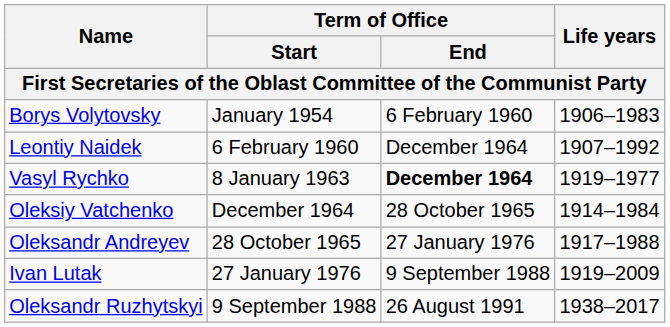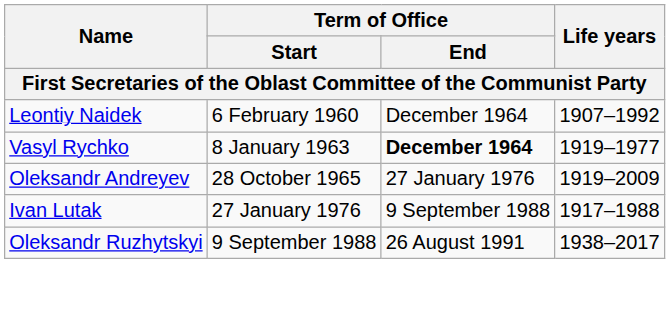- row: (85, 115)
- row: (91, 210)
(609, 242) 1917–1988 -> (609, 178) 1919–2009
(609, 274) 1919–2009 -> (609, 210) 1917–1988
